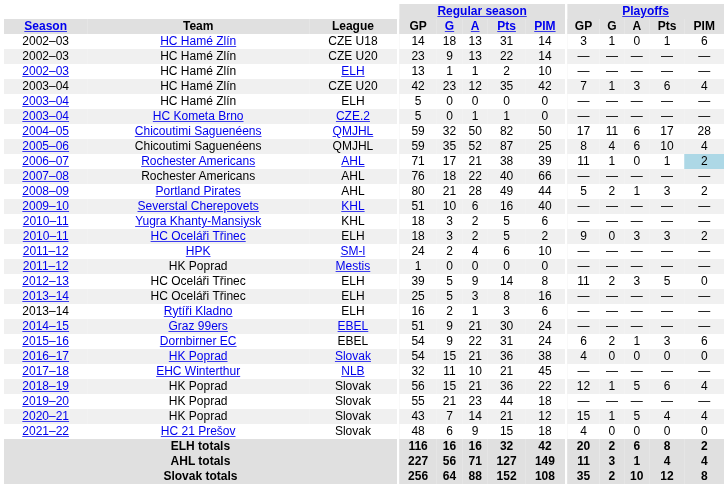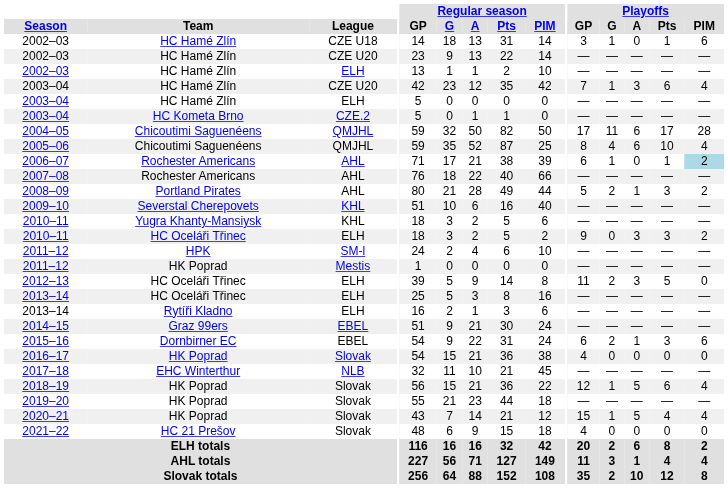(584, 161) 11 -> (584, 161) 6
